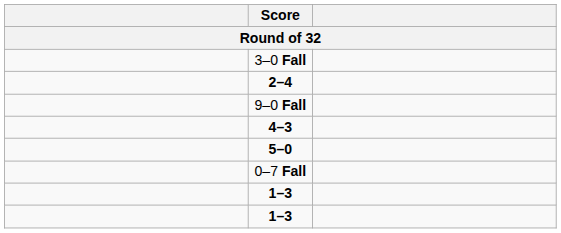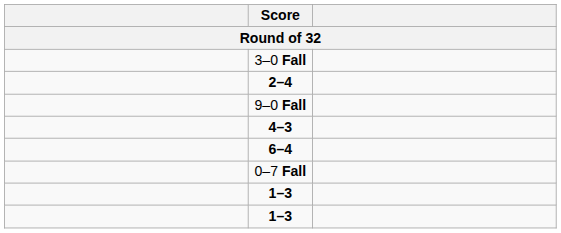+ row: (126, 150)
- row: (126, 150)
